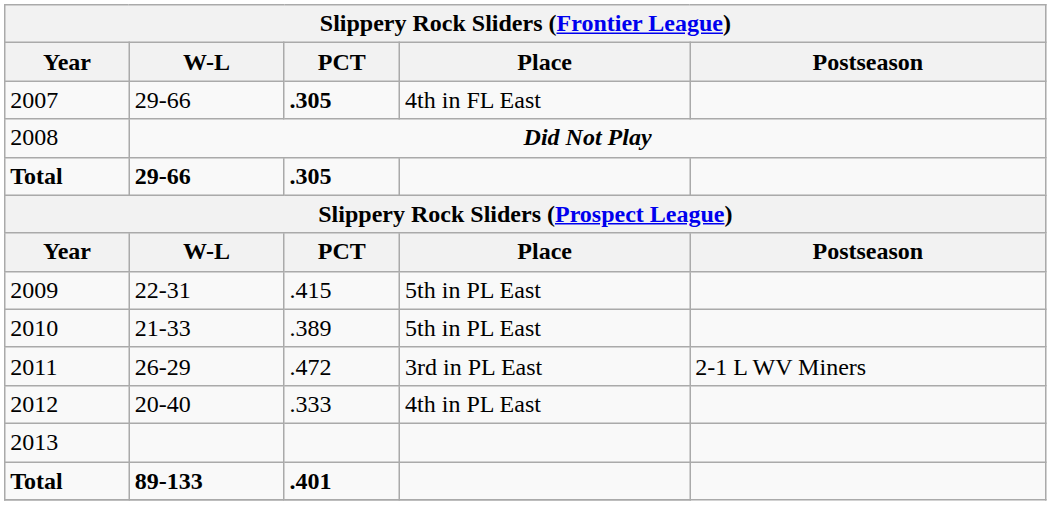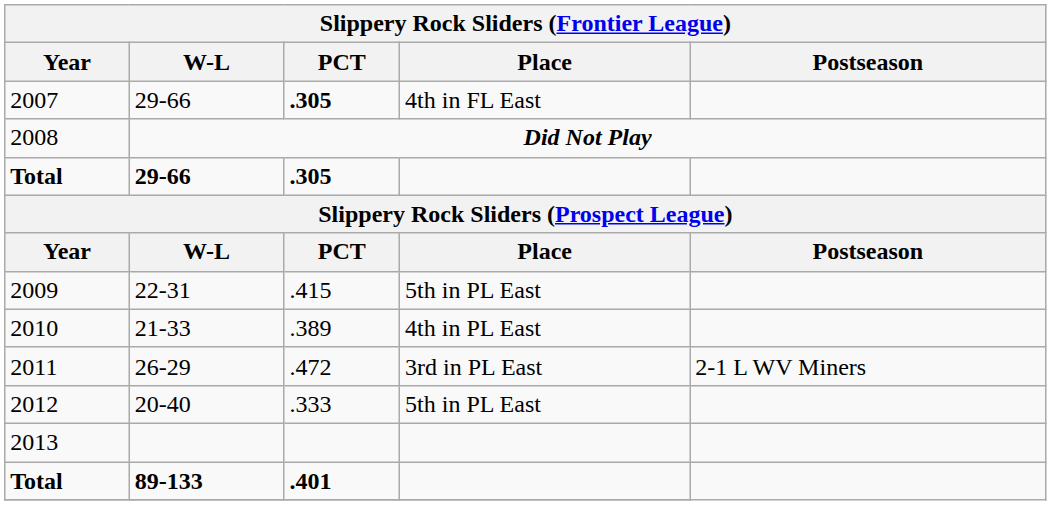(473, 328) 5th in PL East -> (473, 328) 4th in PL East
(473, 404) 4th in PL East -> (473, 404) 5th in PL East
